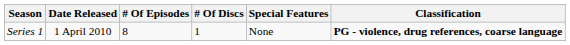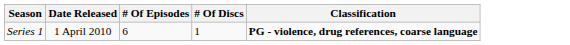- column: (289, 13)
(125, 31) 8 -> (125, 31) 6
